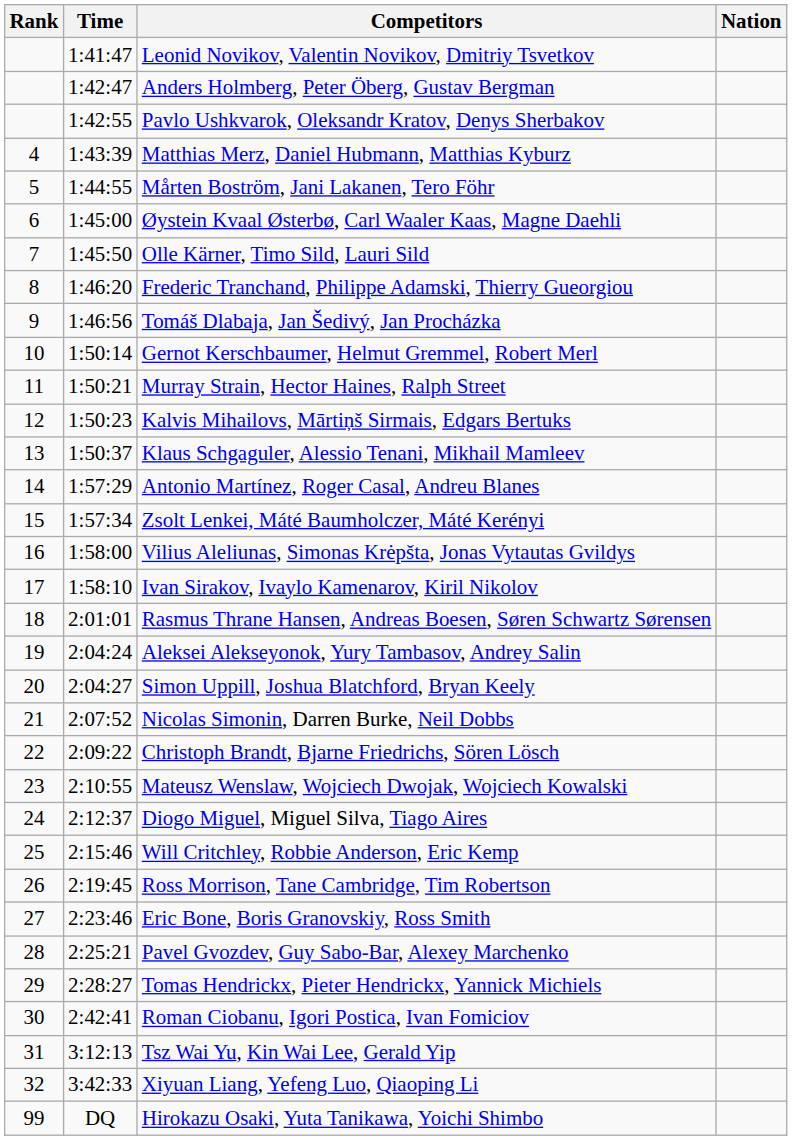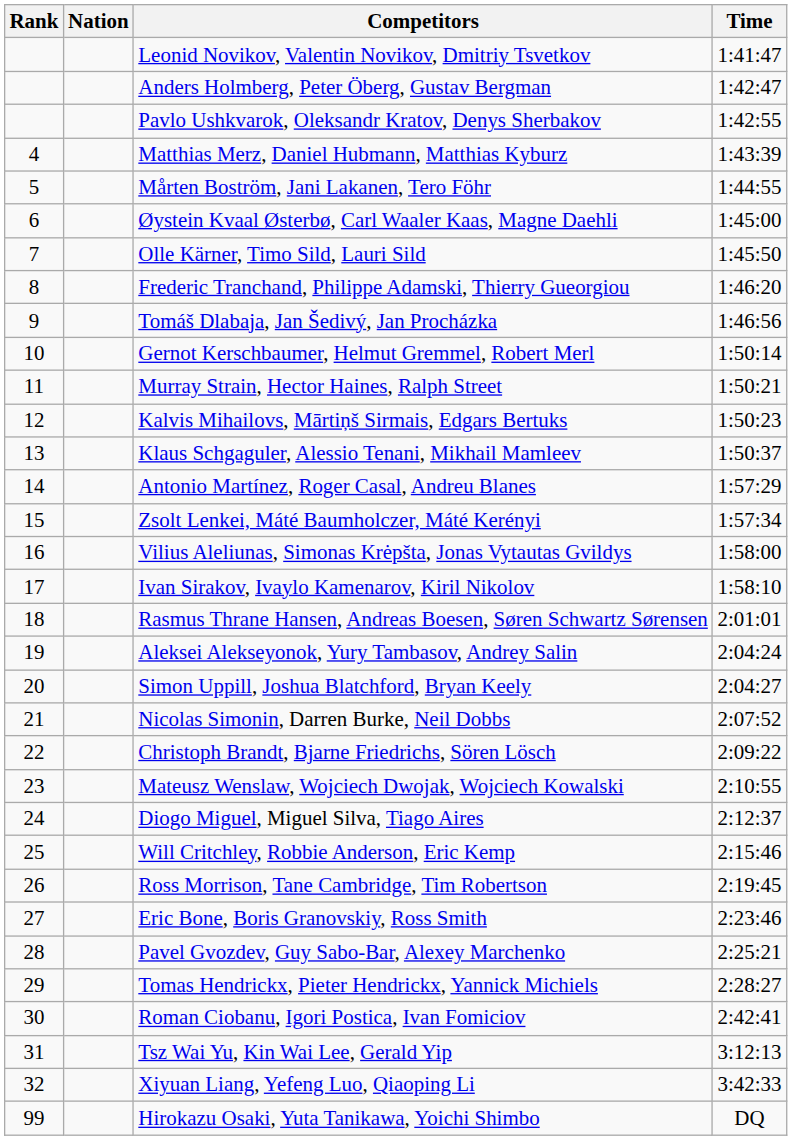columns swapped: (751, 21) <-> (100, 21)
